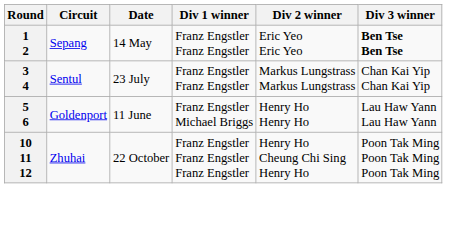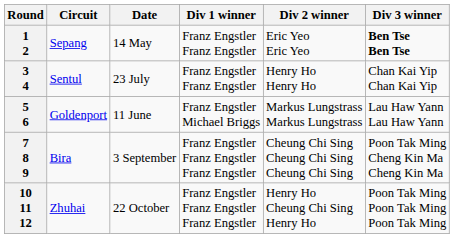(307, 79) Markus Lungstrass Markus Lungstrass -> (291, 79) Henry Ho Henry Ho
(284, 114) Henry Ho Henry Ho -> (314, 114) Markus Lungstrass Markus Lungstrass
+ row: (26, 158)
